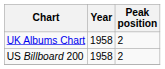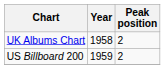(101, 56) 1958 -> (101, 56) 1959
